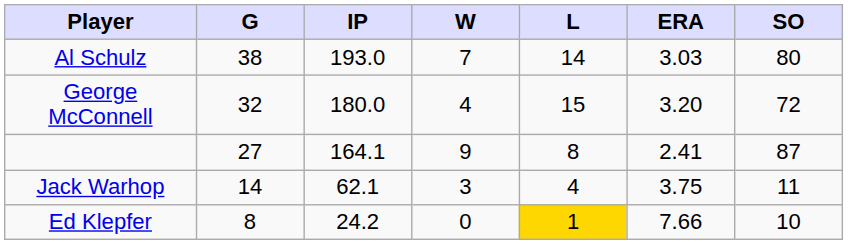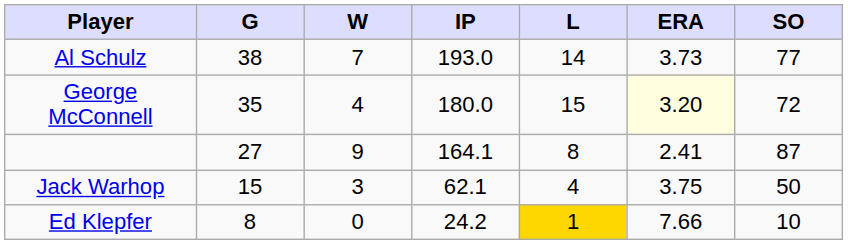columns swapped: (358, 22) <-> (465, 22)
(681, 57) 3.03 -> (681, 57) 3.73
(788, 57) 80 -> (788, 57) 77
(250, 104) 32 -> (250, 104) 35
(681, 104) no background -> (681, 104) lightyellow background
(250, 186) 14 -> (250, 186) 15
(788, 186) 11 -> (788, 186) 50
